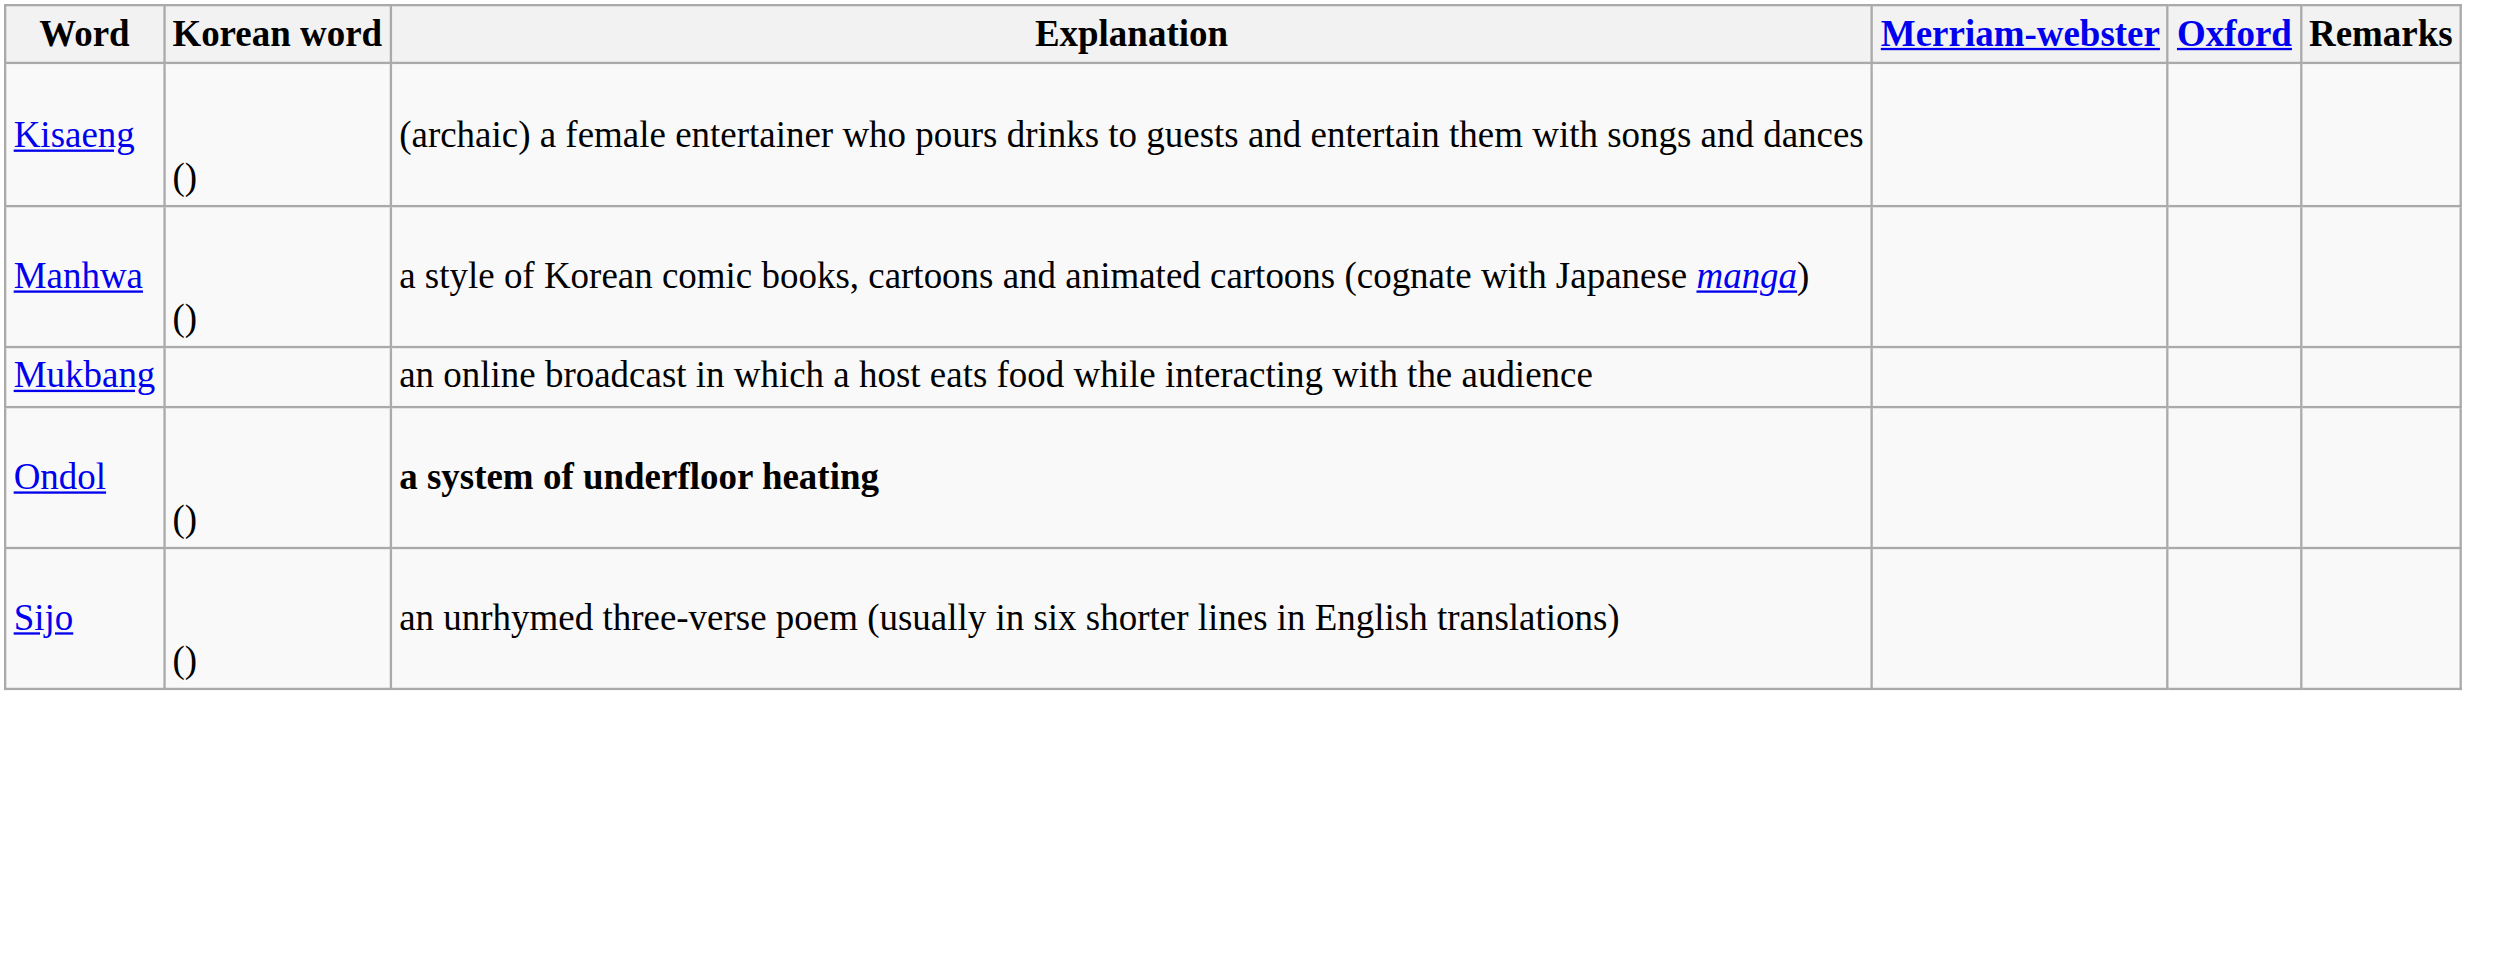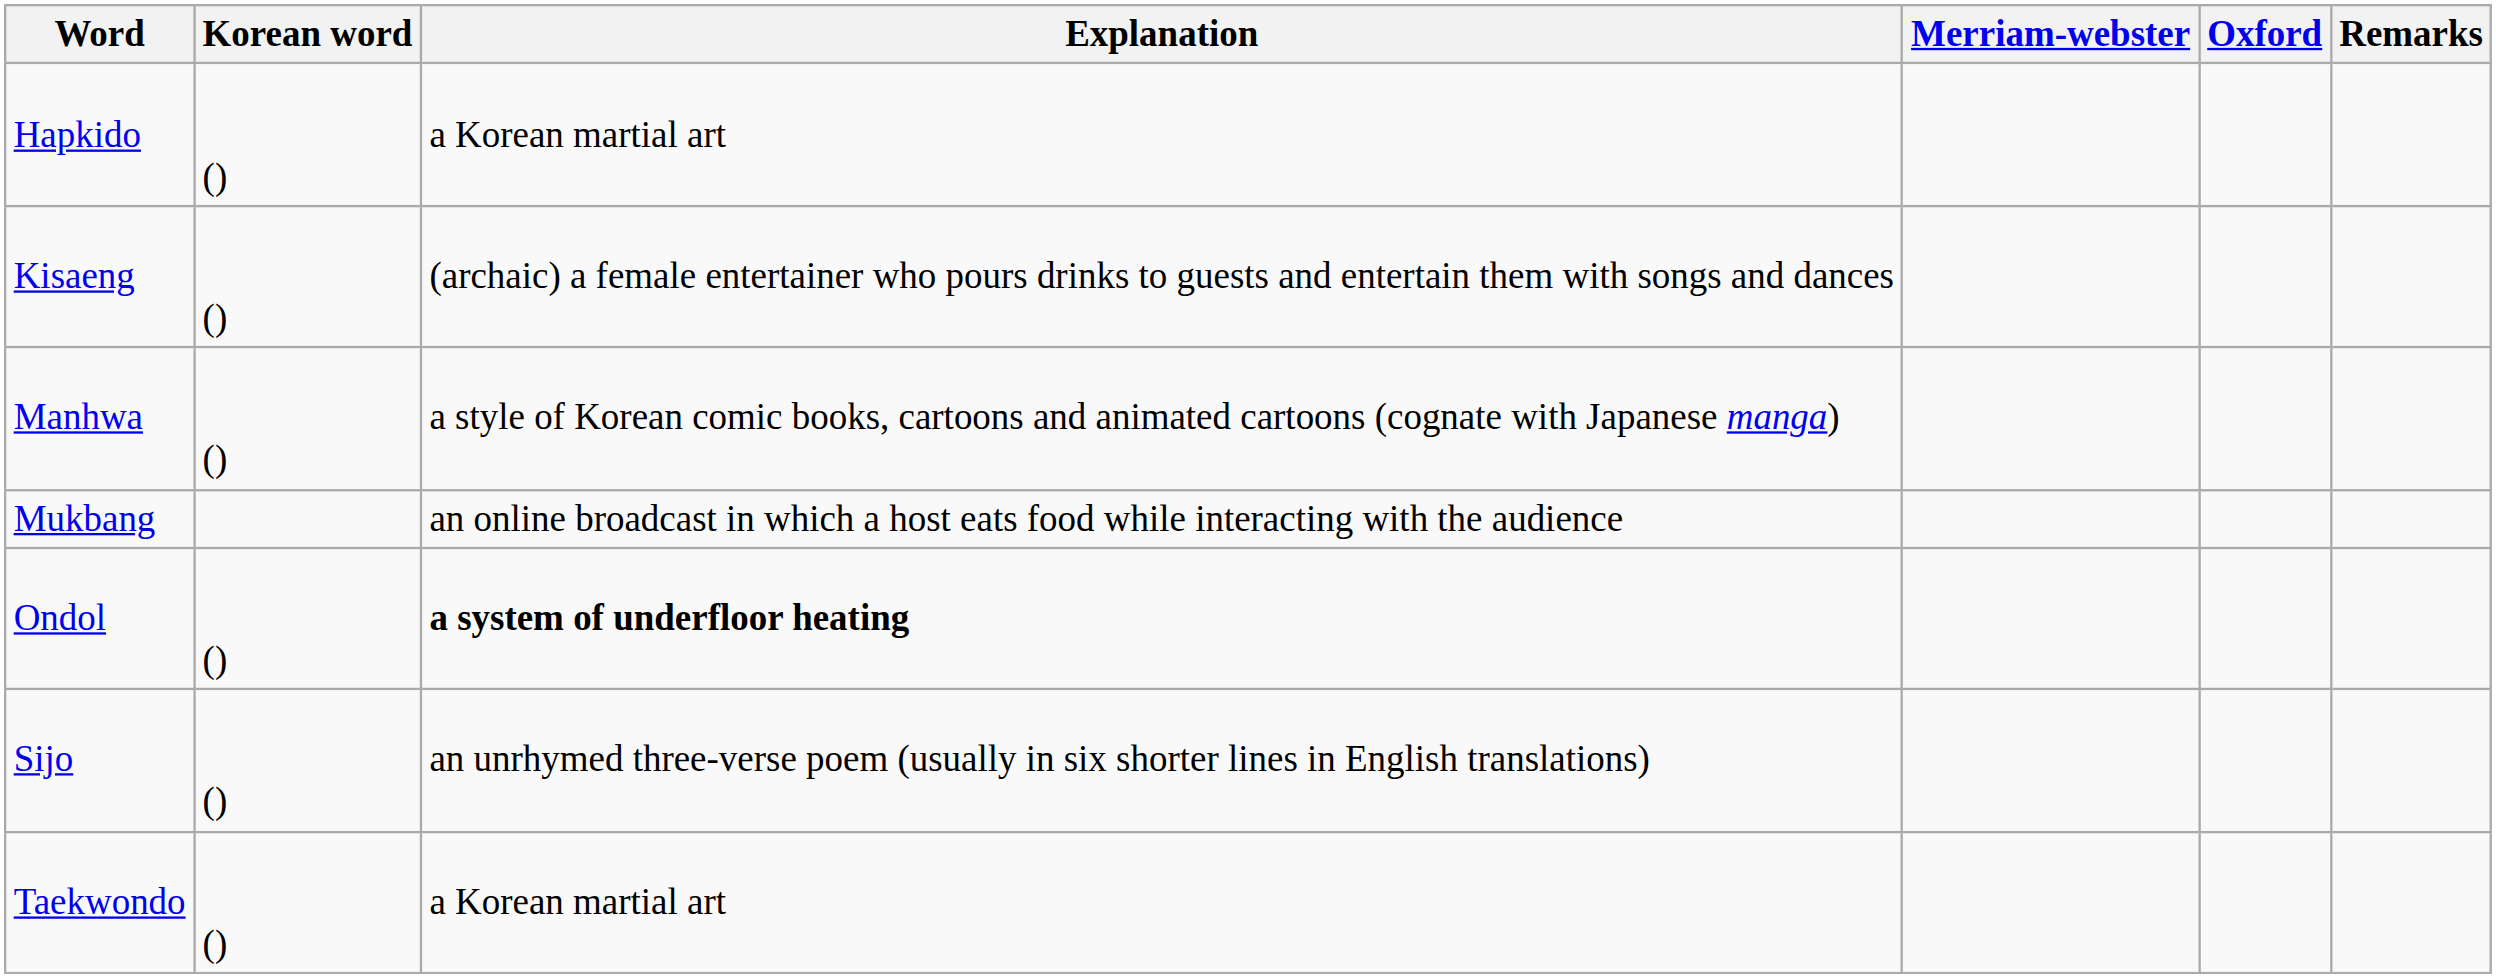+ row: (77, 134)
+ row: (100, 901)
